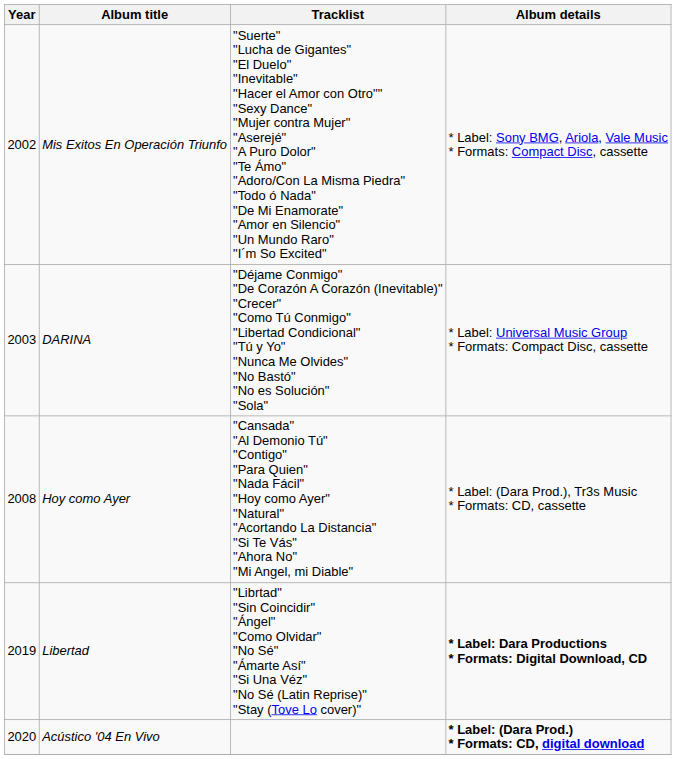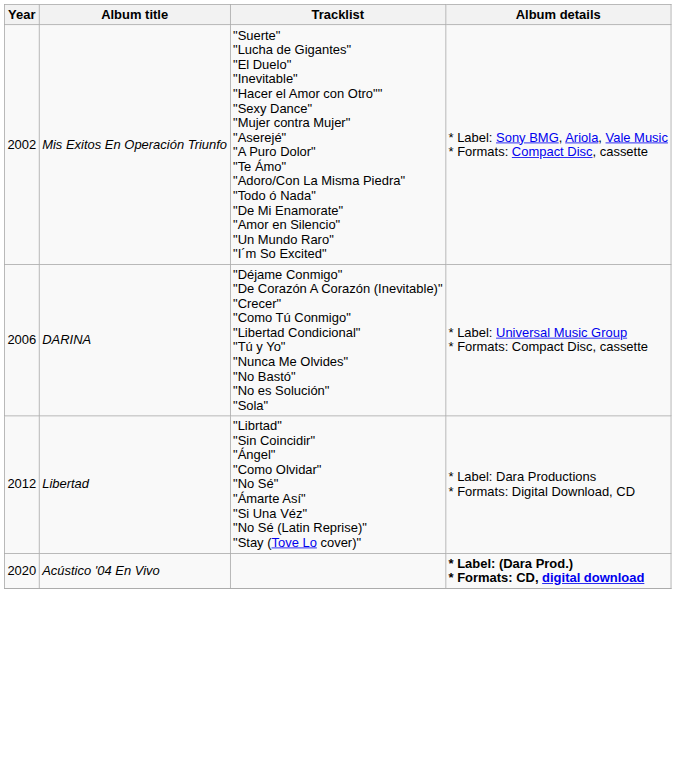(22, 340) 2003 -> (22, 340) 2006
- row: (86, 499)
(22, 651) 2019 -> (22, 484) 2012
(548, 651) bold -> (542, 484) normal
